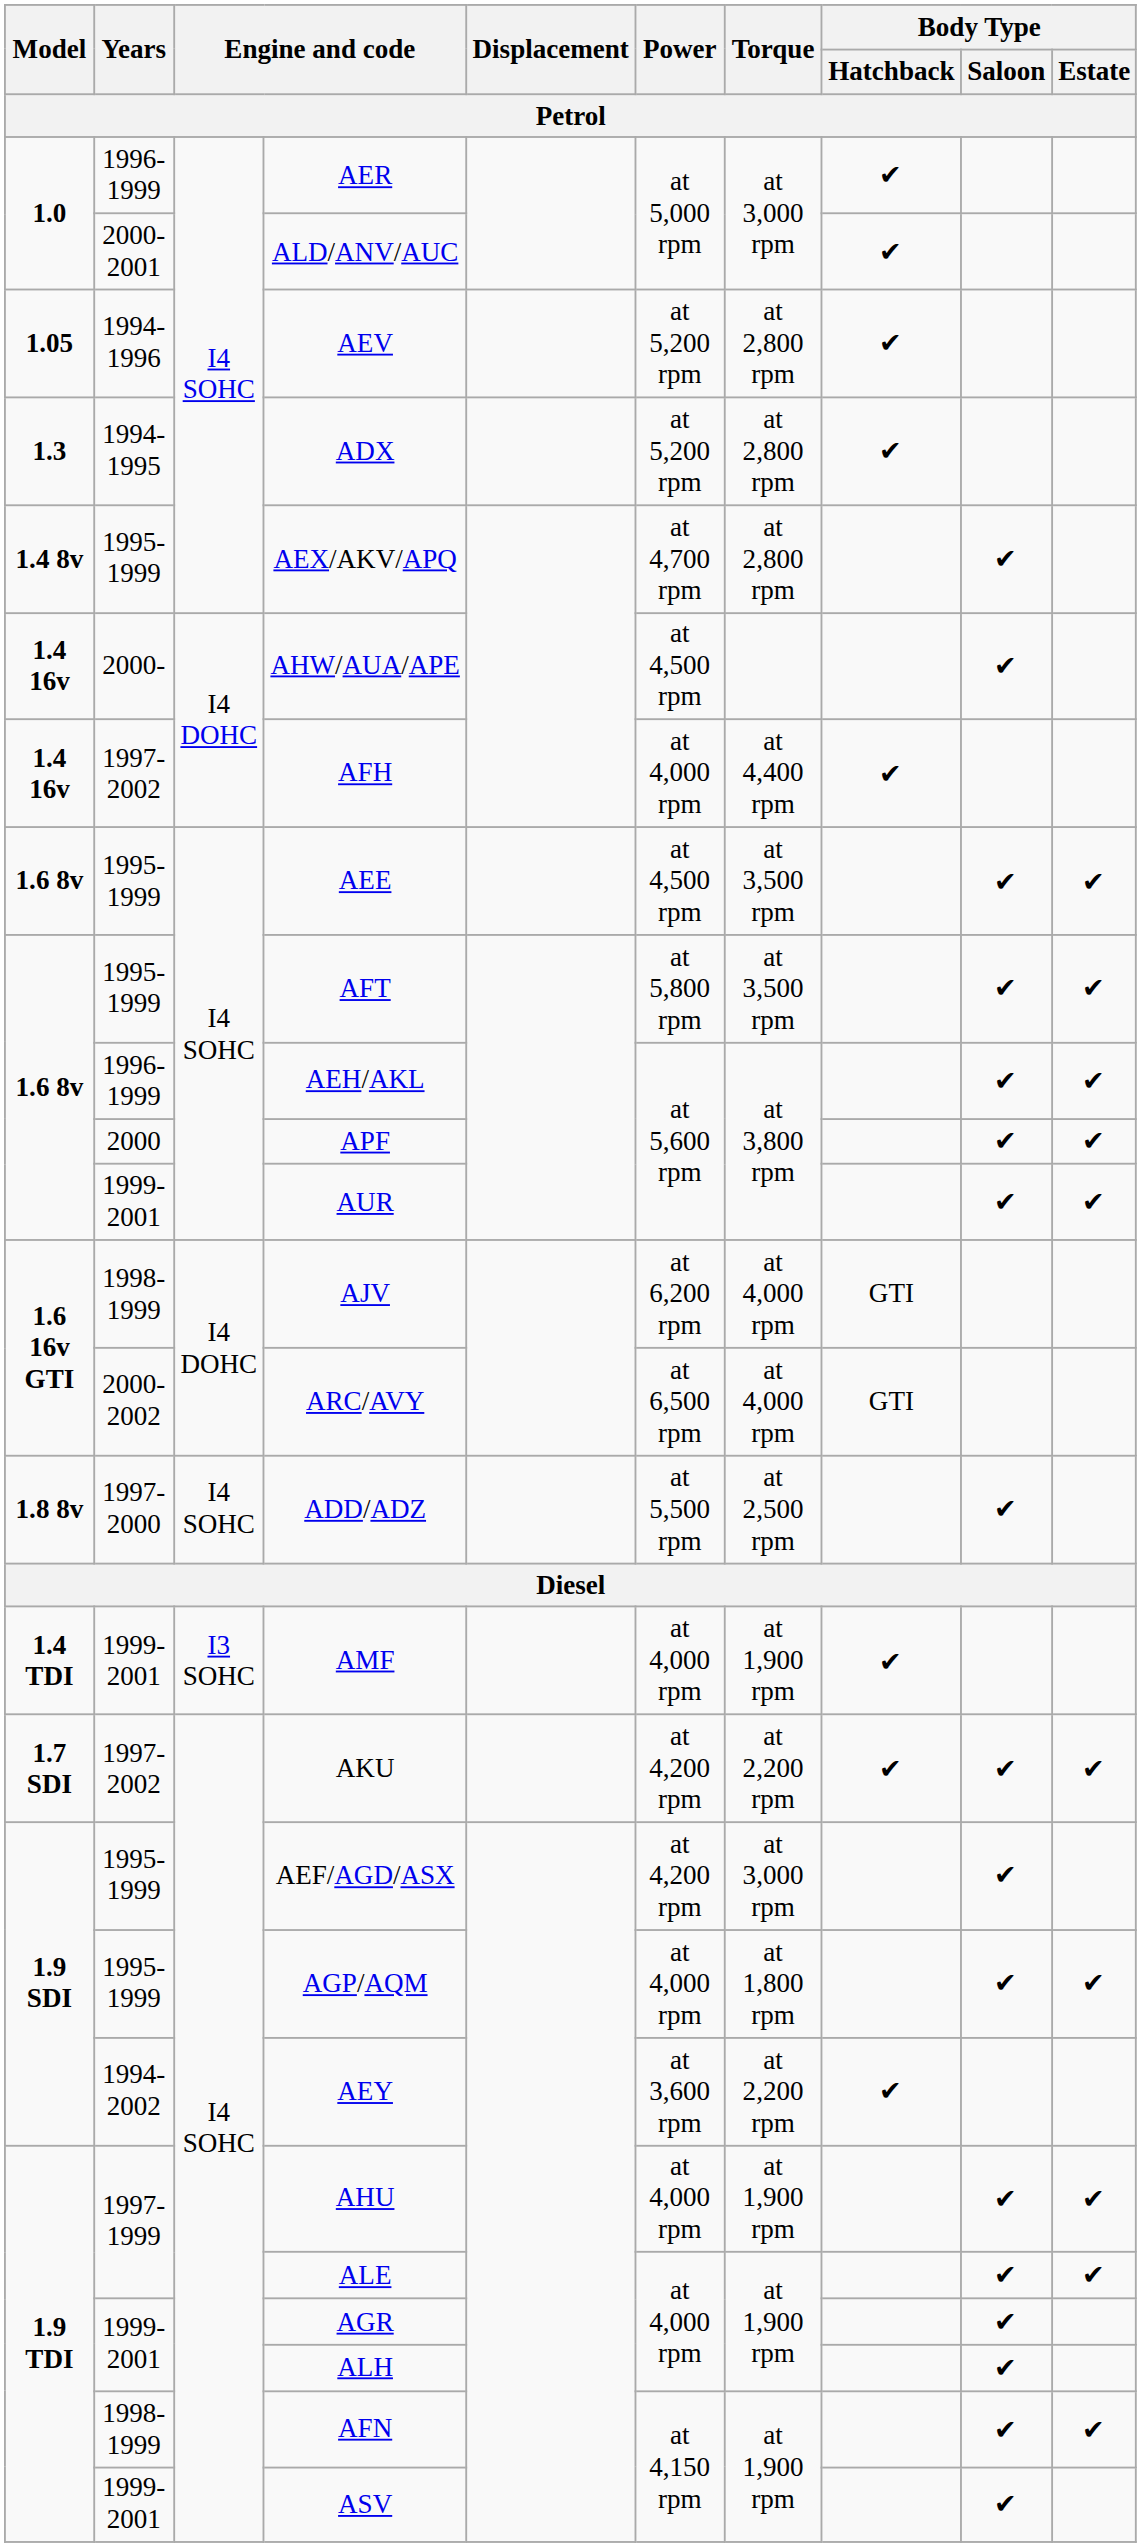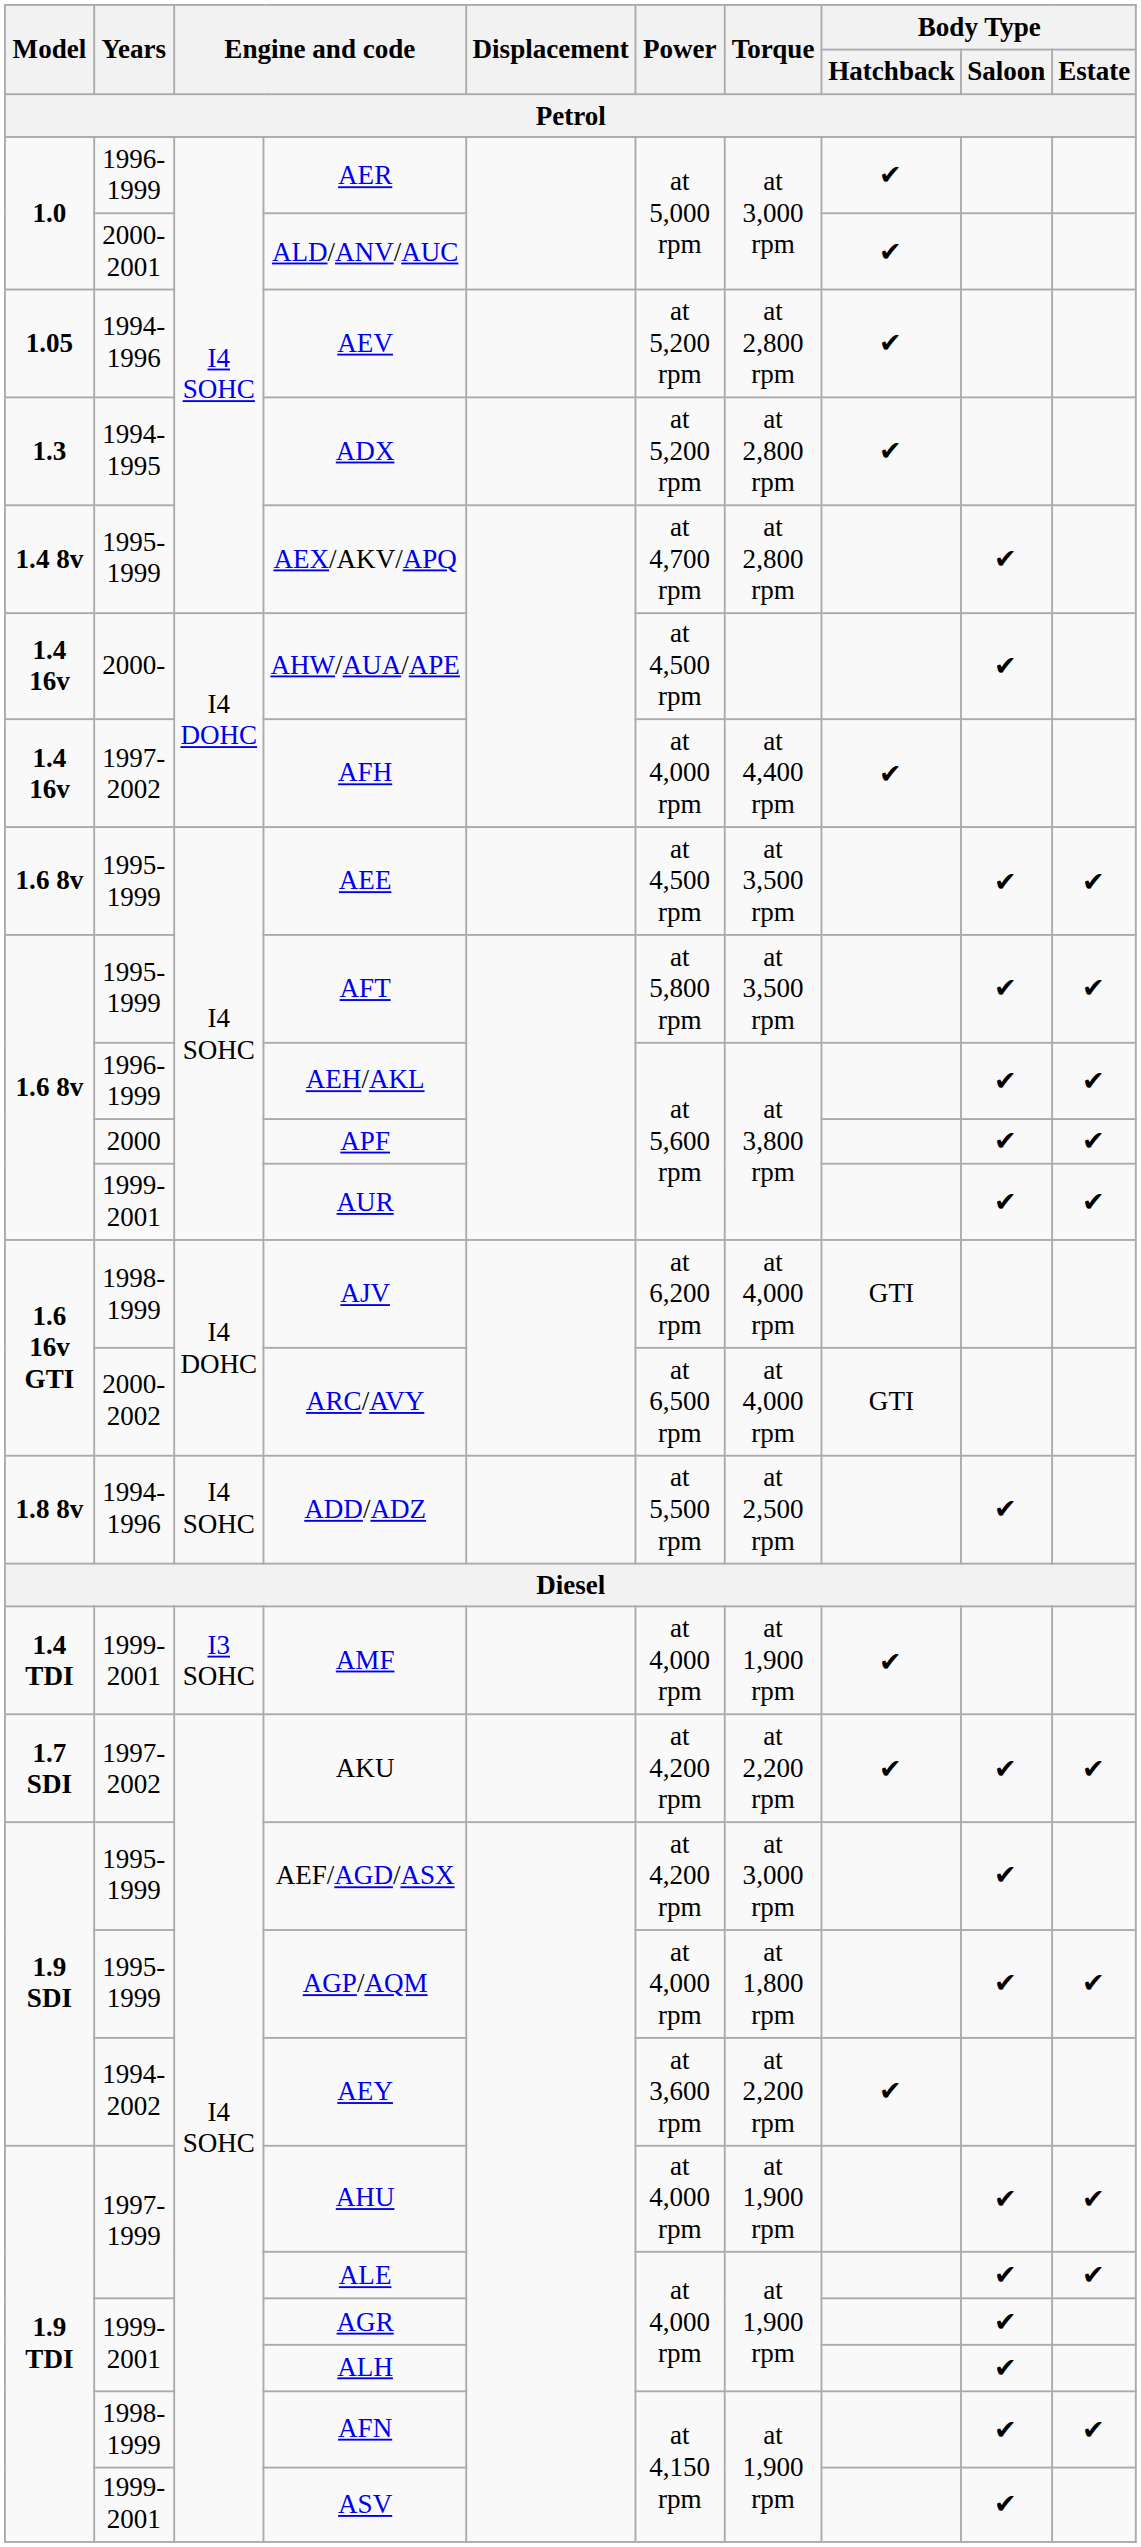(134, 1508) 1997-2000 -> (134, 1508) 1994-1996
